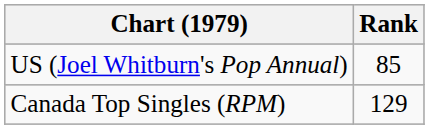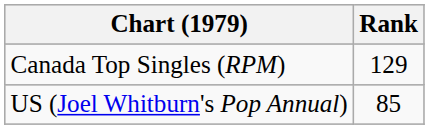rows swapped: (148, 104) <-> (179, 64)
